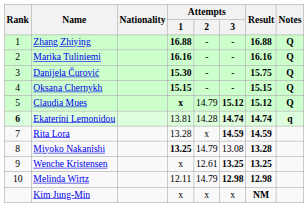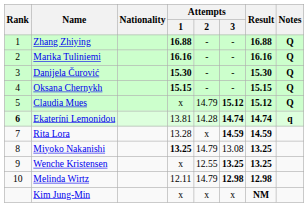(261, 73) 15.75 -> (261, 73) 15.30
(181, 103) bold -> (181, 103) normal
(261, 149) 13.28 -> (261, 149) 13.25
(207, 164) 12.61 -> (207, 164) 12.55
